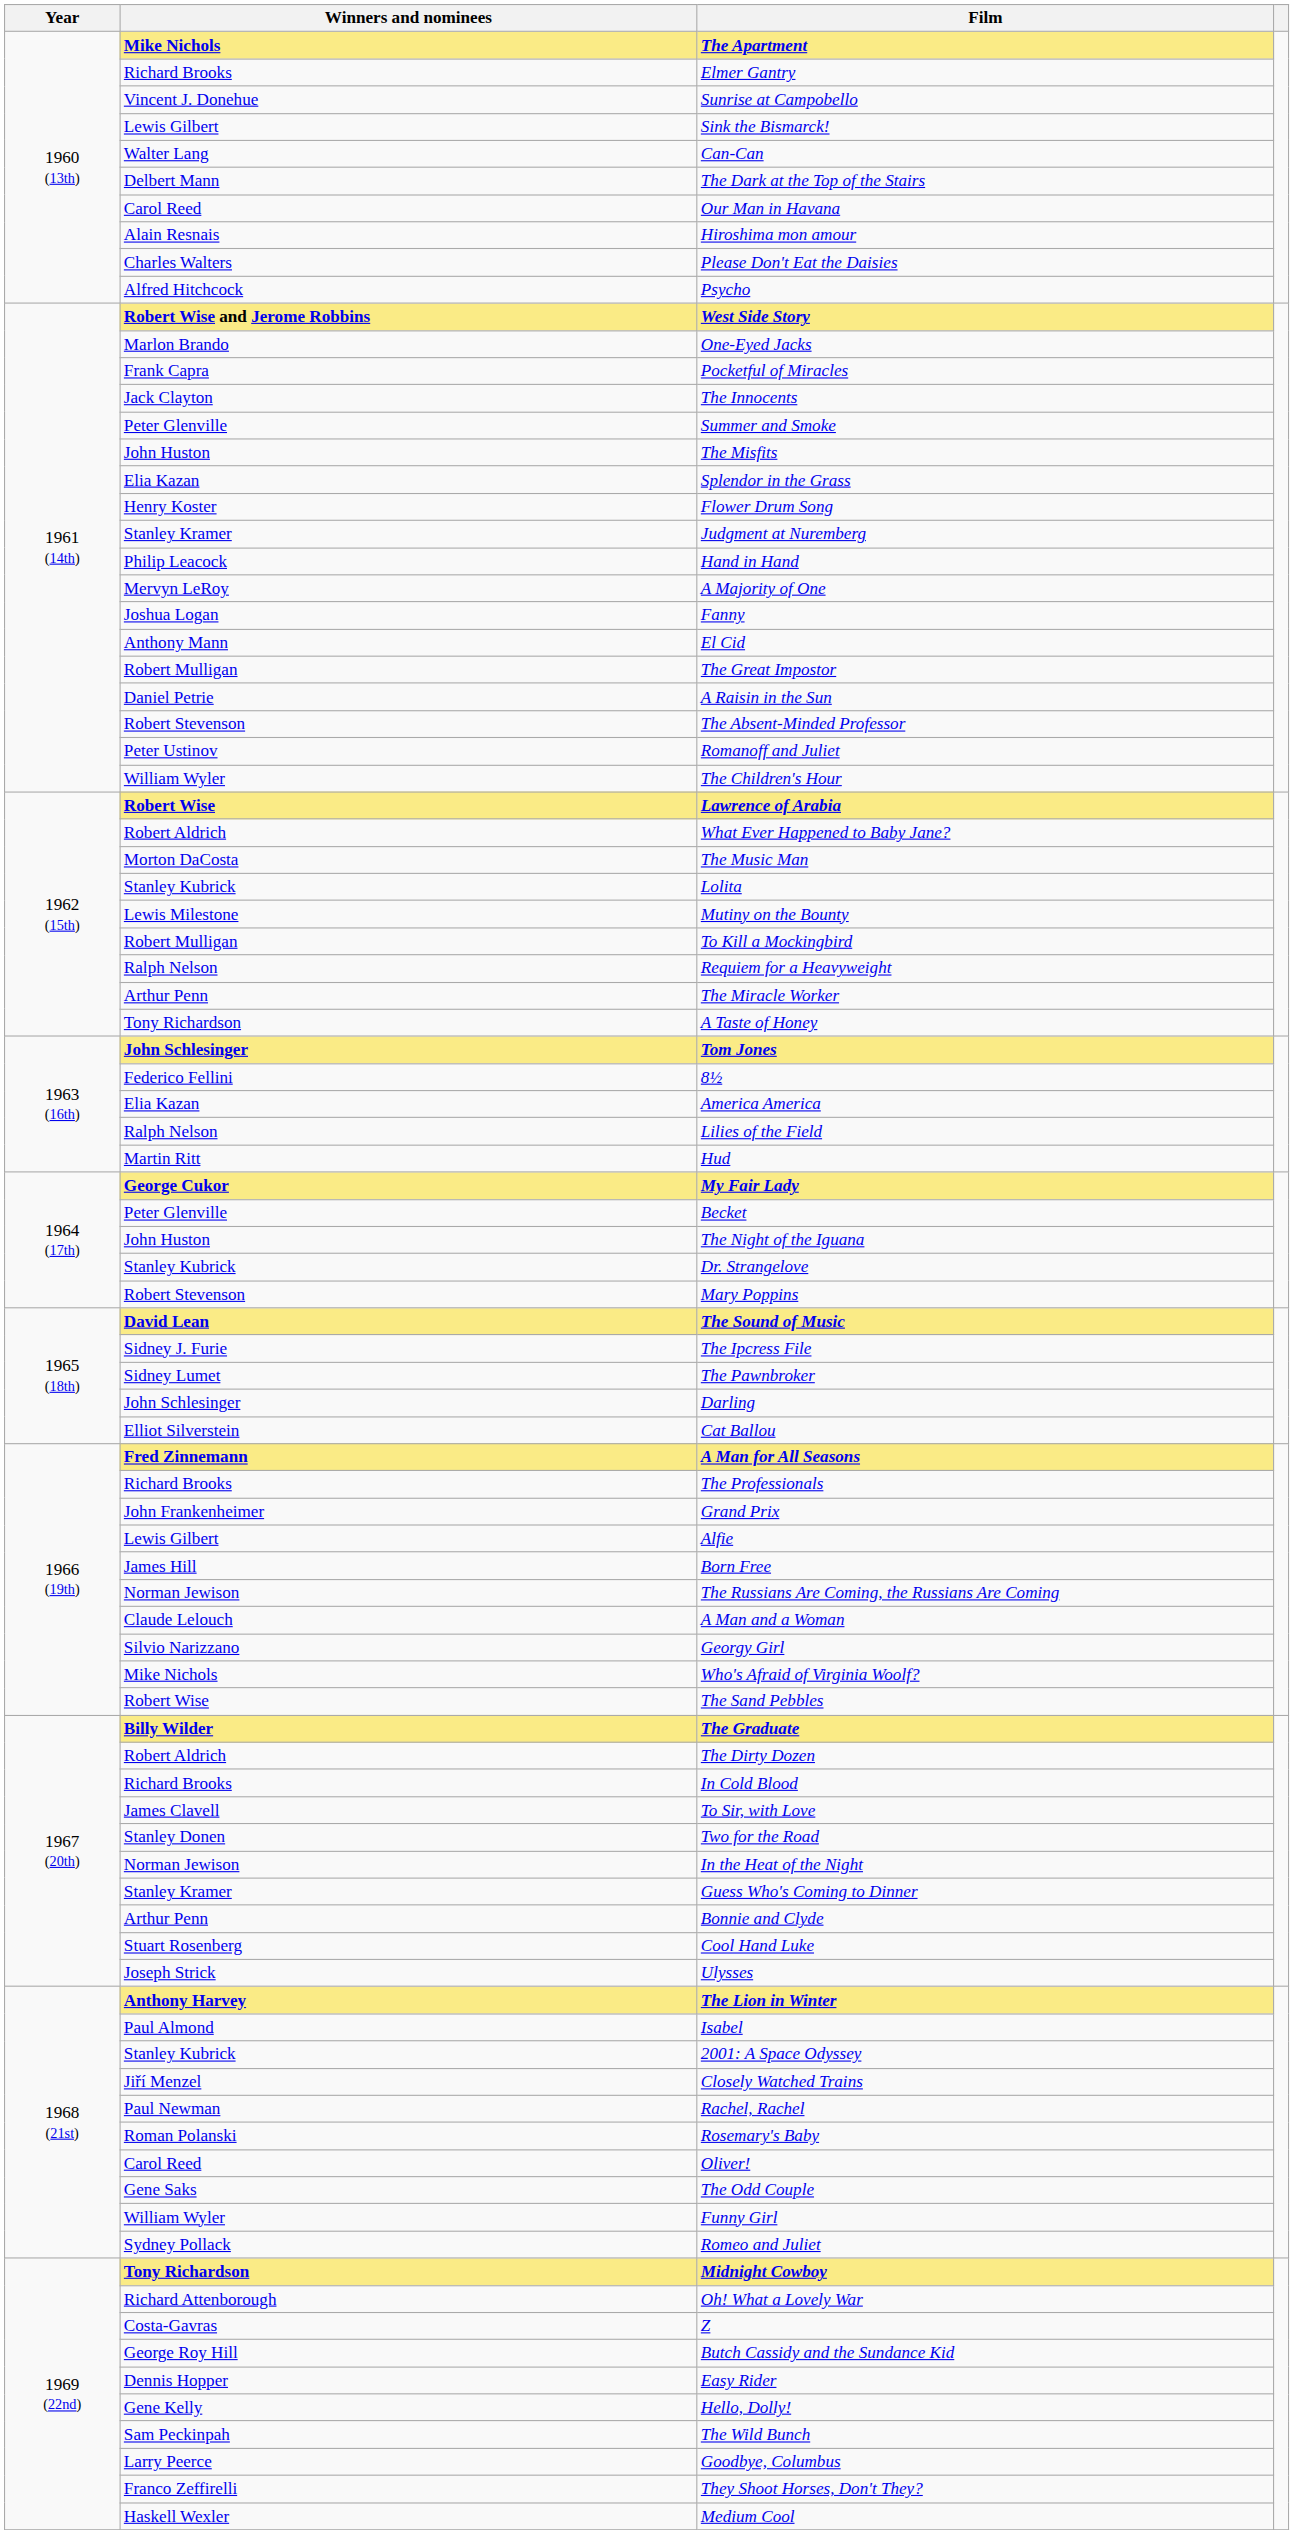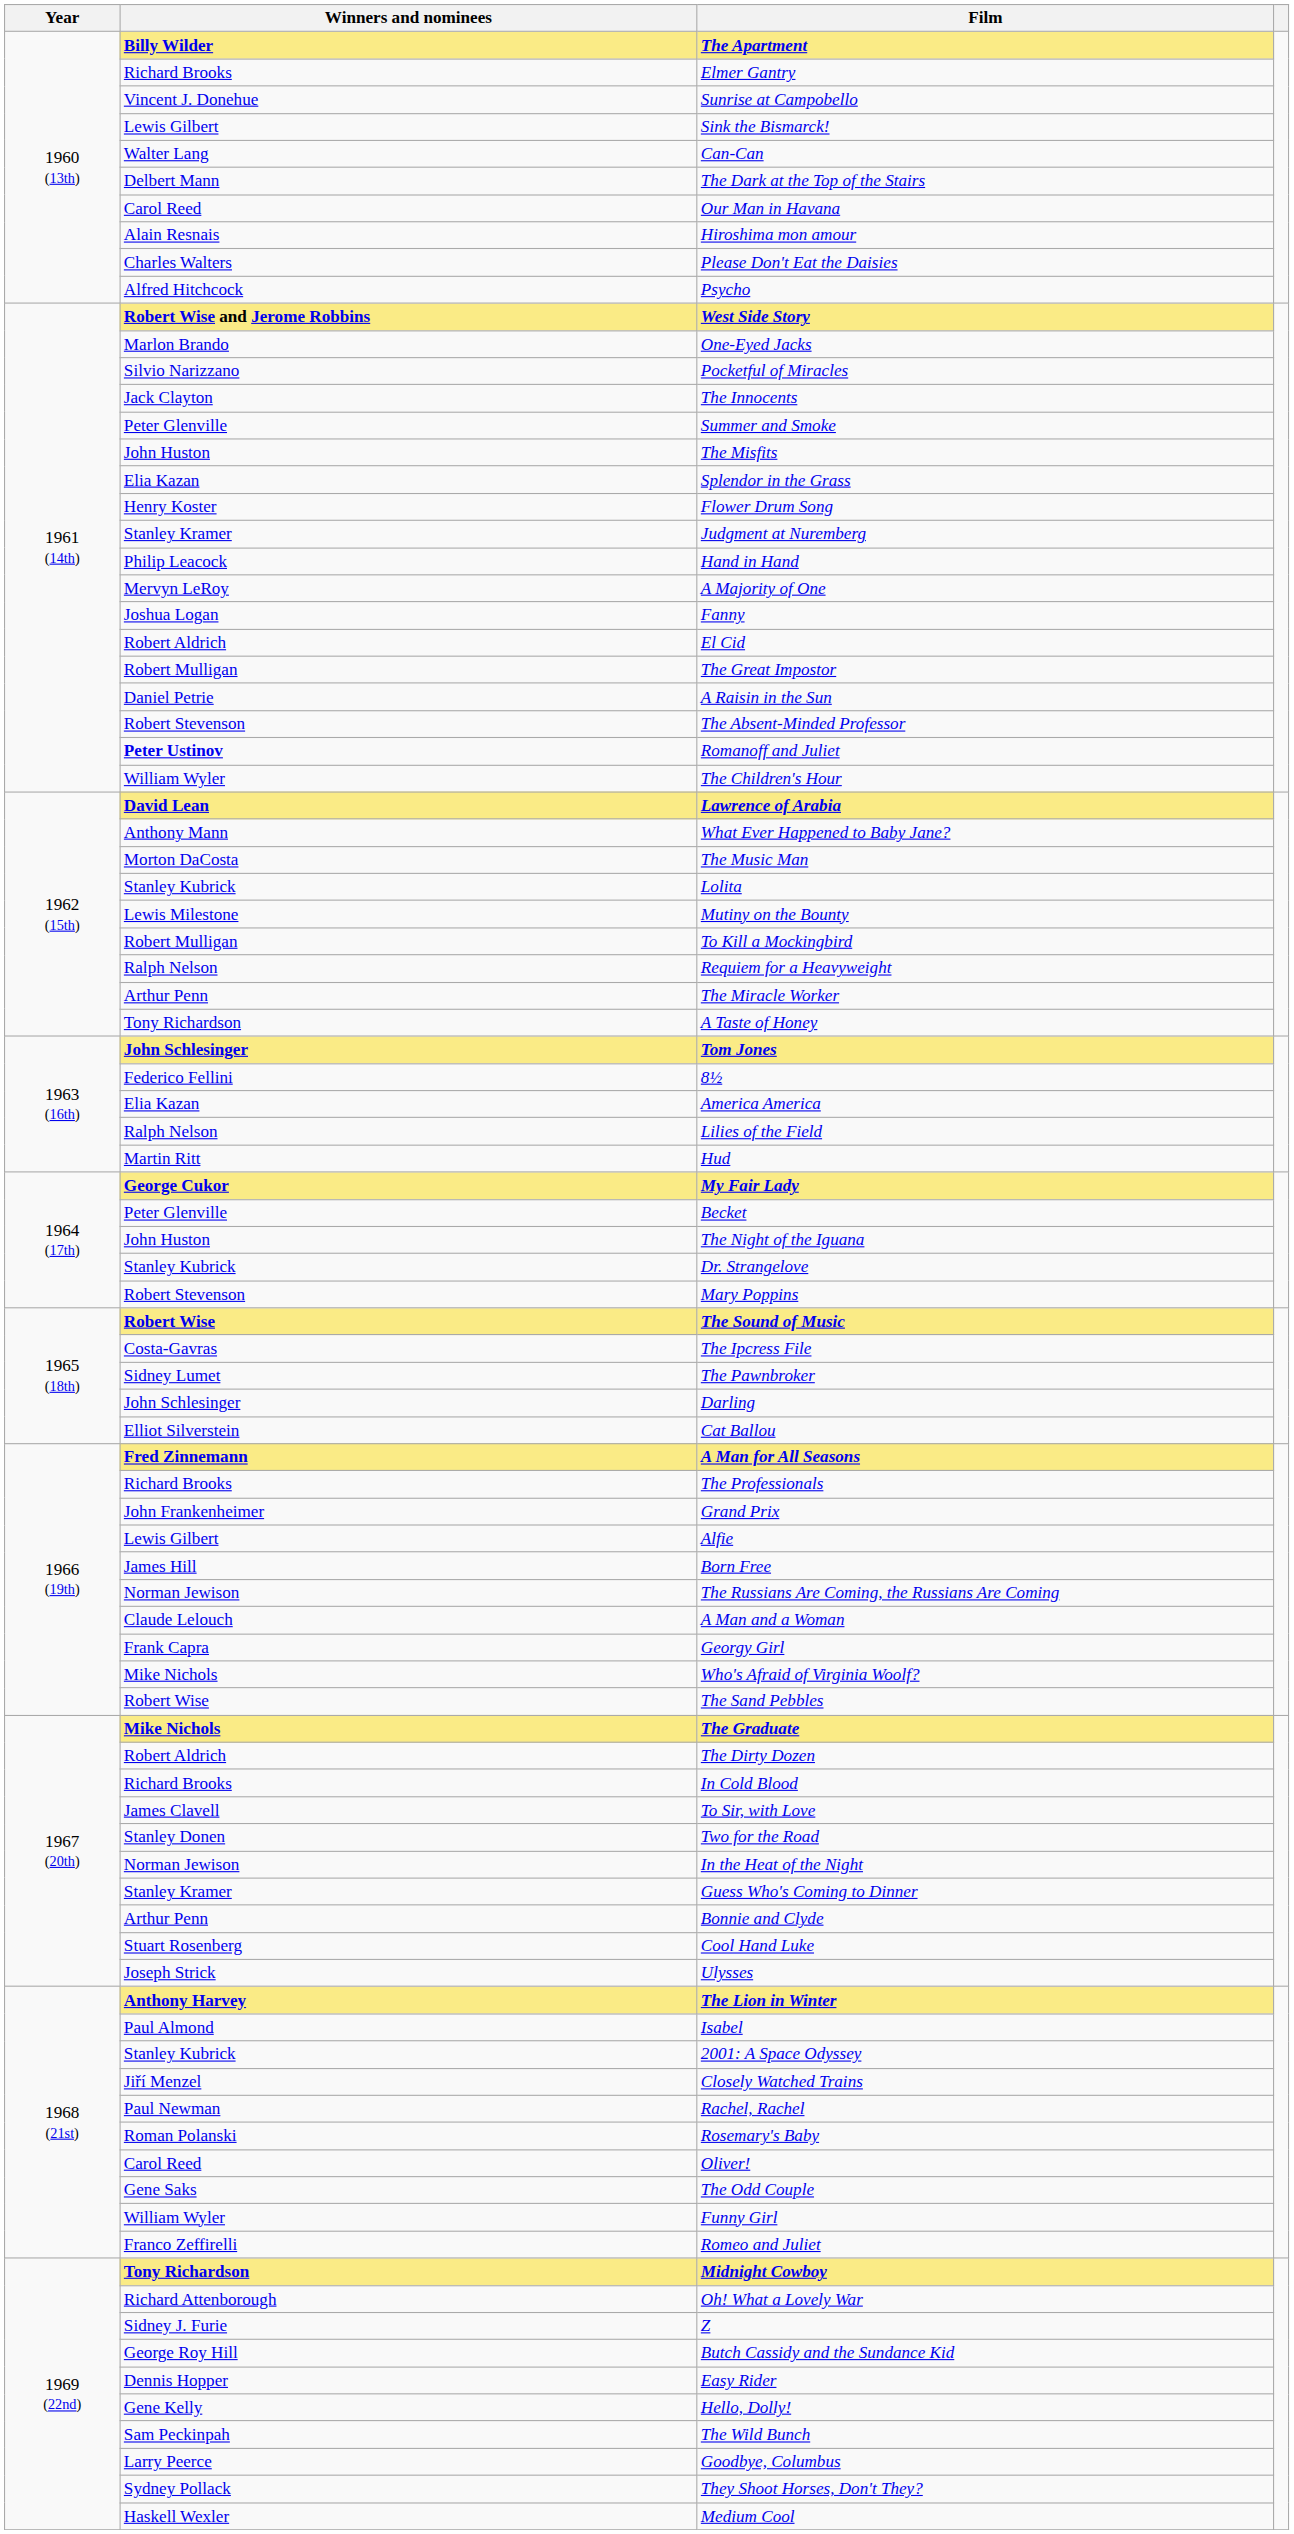(172, 45) Mike Nichols -> (168, 45) Billy Wilder
(166, 371) Frank Capra -> (182, 371) Silvio Narizzano
(176, 642) Anthony Mann -> (175, 642) Robert Aldrich
(171, 751) normal -> (173, 751) bold
(169, 805) Robert Wise -> (166, 805) David Lean
(175, 832) Robert Aldrich -> (176, 832) Anthony Mann
(166, 1321) David Lean -> (169, 1321) Robert Wise
(175, 1348) Sidney J. Furie -> (170, 1348) Costa-Gavras
(182, 1647) Silvio Narizzano -> (166, 1647) Frank Capra
(168, 1728) Billy Wilder -> (172, 1728) Mike Nichols
(177, 2244) Sydney Pollack -> (181, 2244) Franco Zeffirelli
(170, 2325) Costa-Gavras -> (175, 2325) Sidney J. Furie
(181, 2488) Franco Zeffirelli -> (177, 2488) Sydney Pollack
